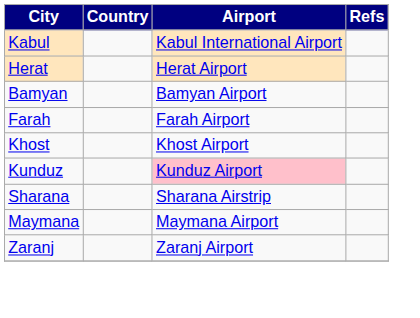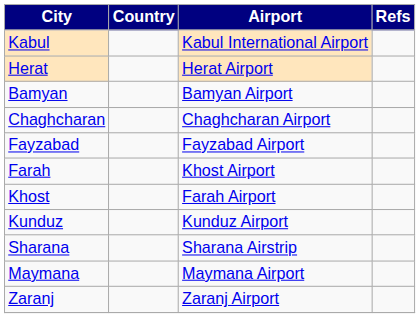+ row: (57, 119)
+ row: (44, 145)
(203, 119) Farah Airport -> (228, 171) Khost Airport
(202, 145) Khost Airport -> (229, 196) Farah Airport
(209, 171) pink background -> (235, 222) no background
